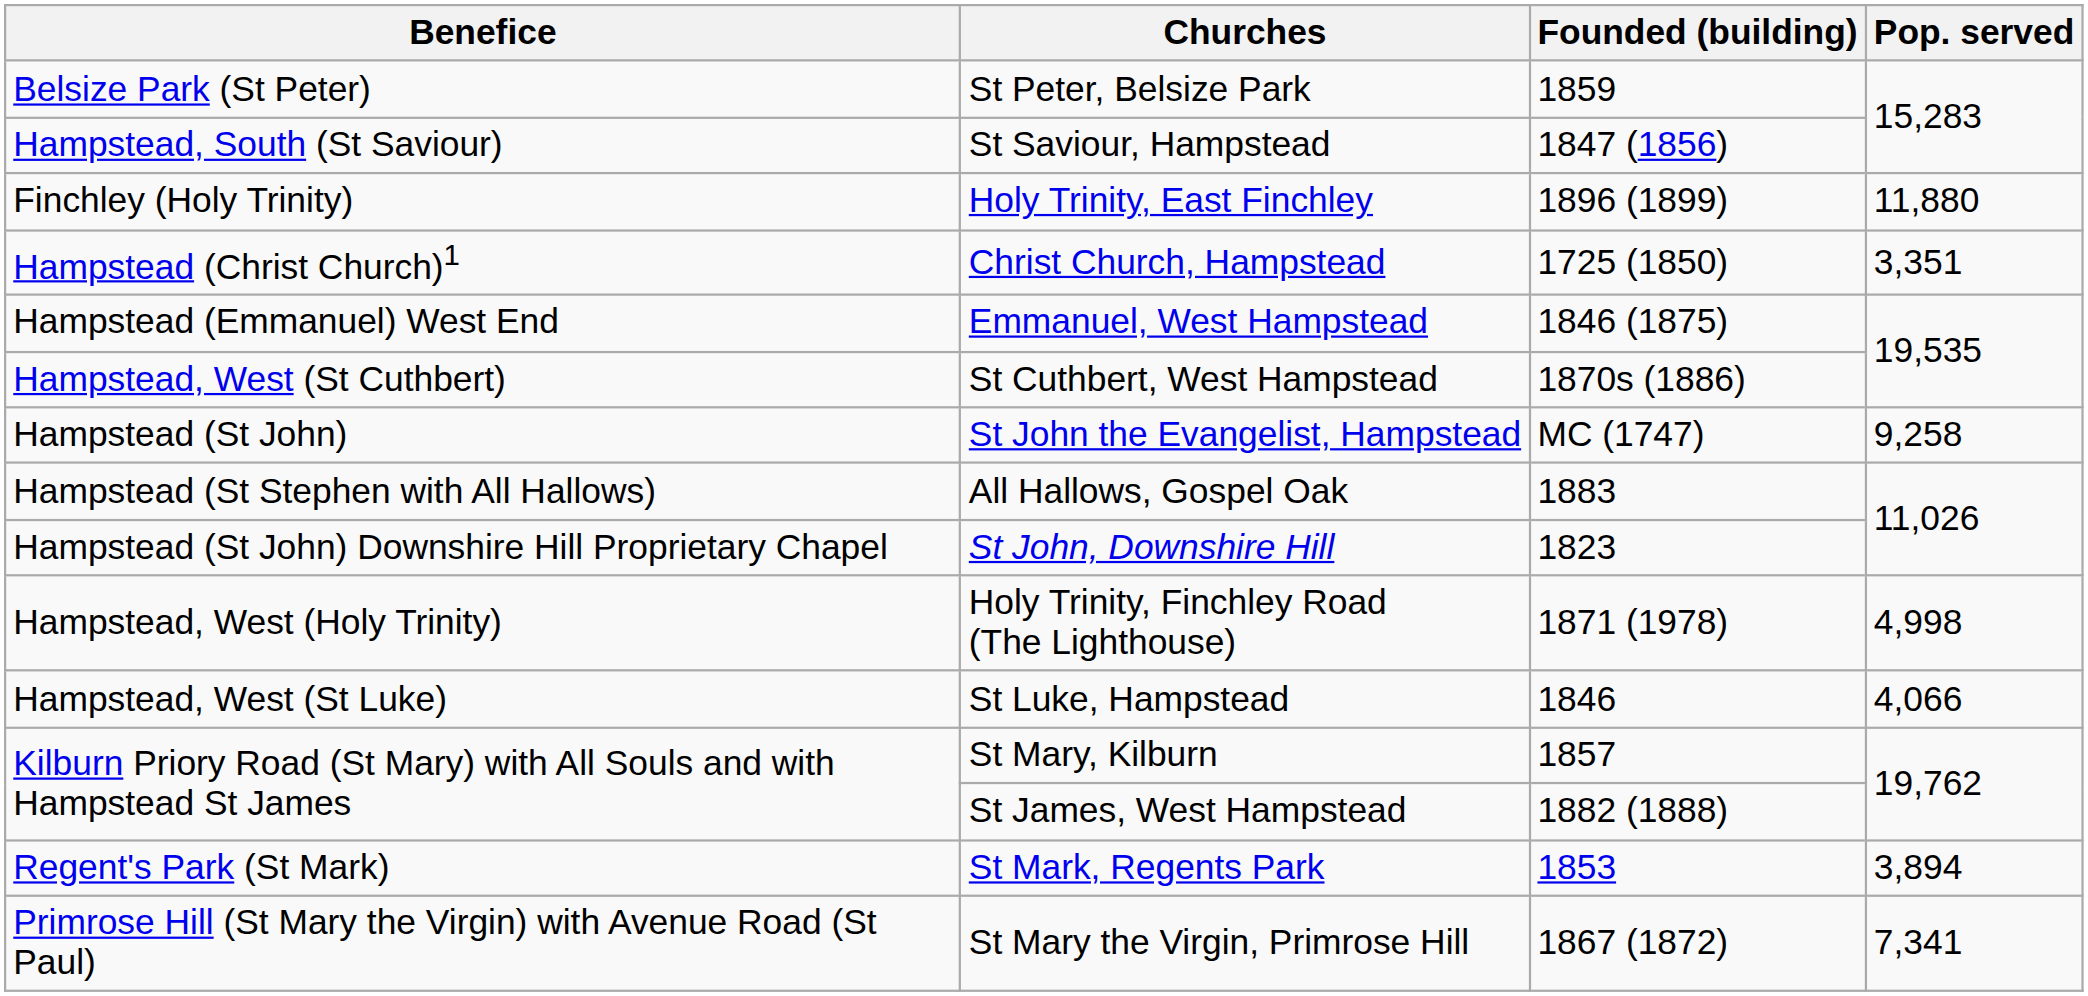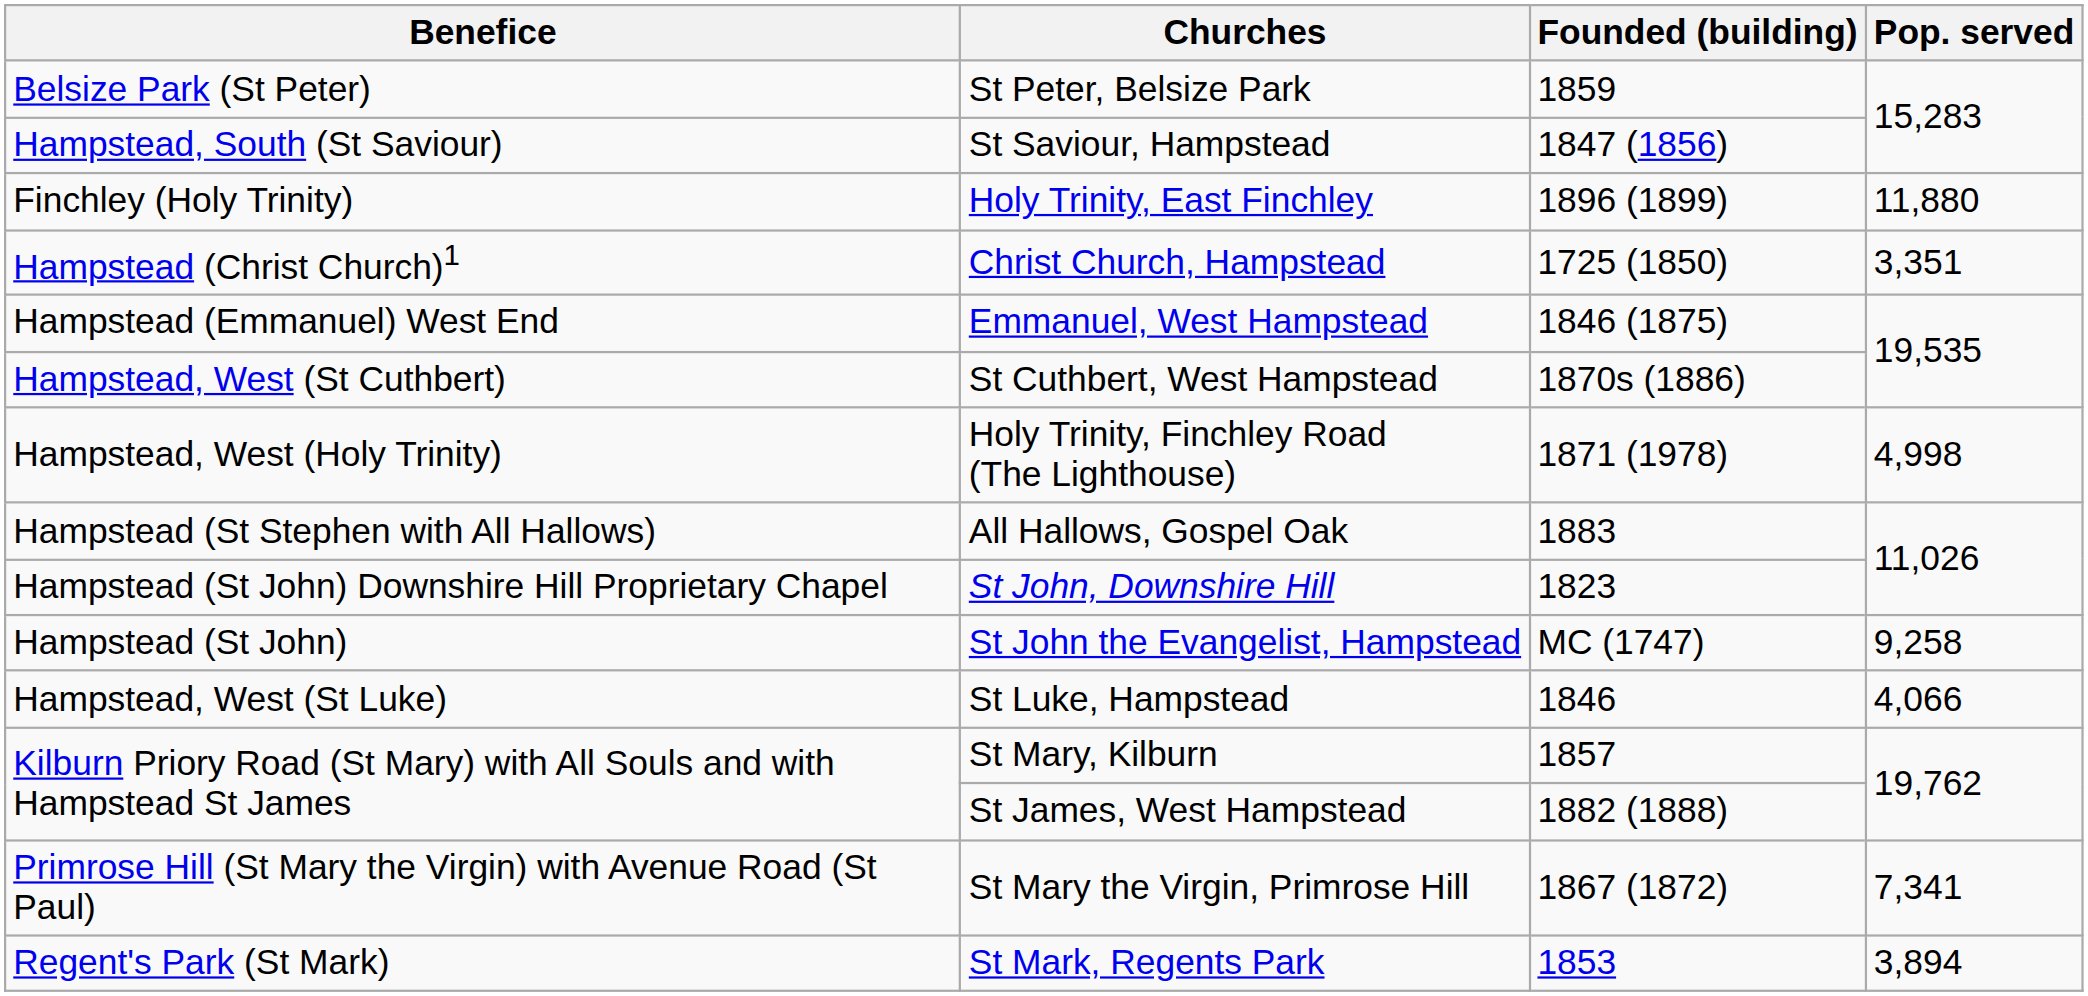rows swapped: (1245, 434) <-> (1178, 622)
rows swapped: (1219, 942) <-> (1147, 866)
